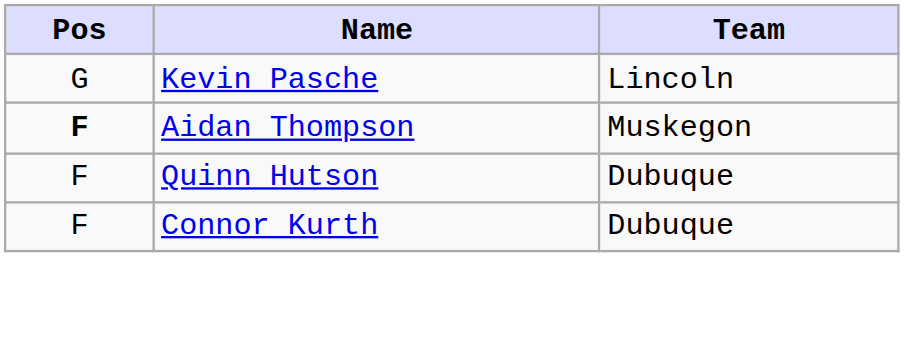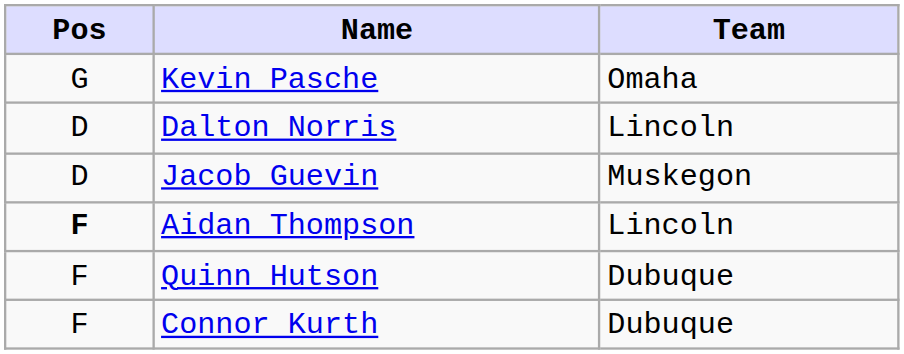(671, 79) Lincoln -> (653, 79) Omaha
+ row: (279, 128)
+ row: (270, 177)
(680, 128) Muskegon -> (671, 226) Lincoln
